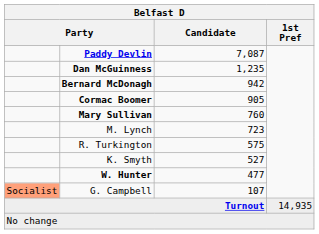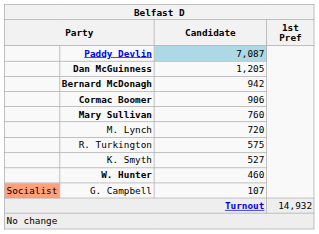(250, 53) no background -> (250, 53) lightblue background
(250, 69) 1,235 -> (250, 69) 1,205
(256, 99) 905 -> (256, 99) 906
(256, 130) 723 -> (256, 130) 720
(256, 175) 477 -> (256, 175) 460
(295, 206) 14,935 -> (295, 206) 14,932
